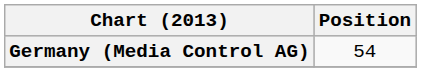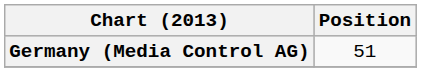(365, 52) 54 -> (365, 52) 51
